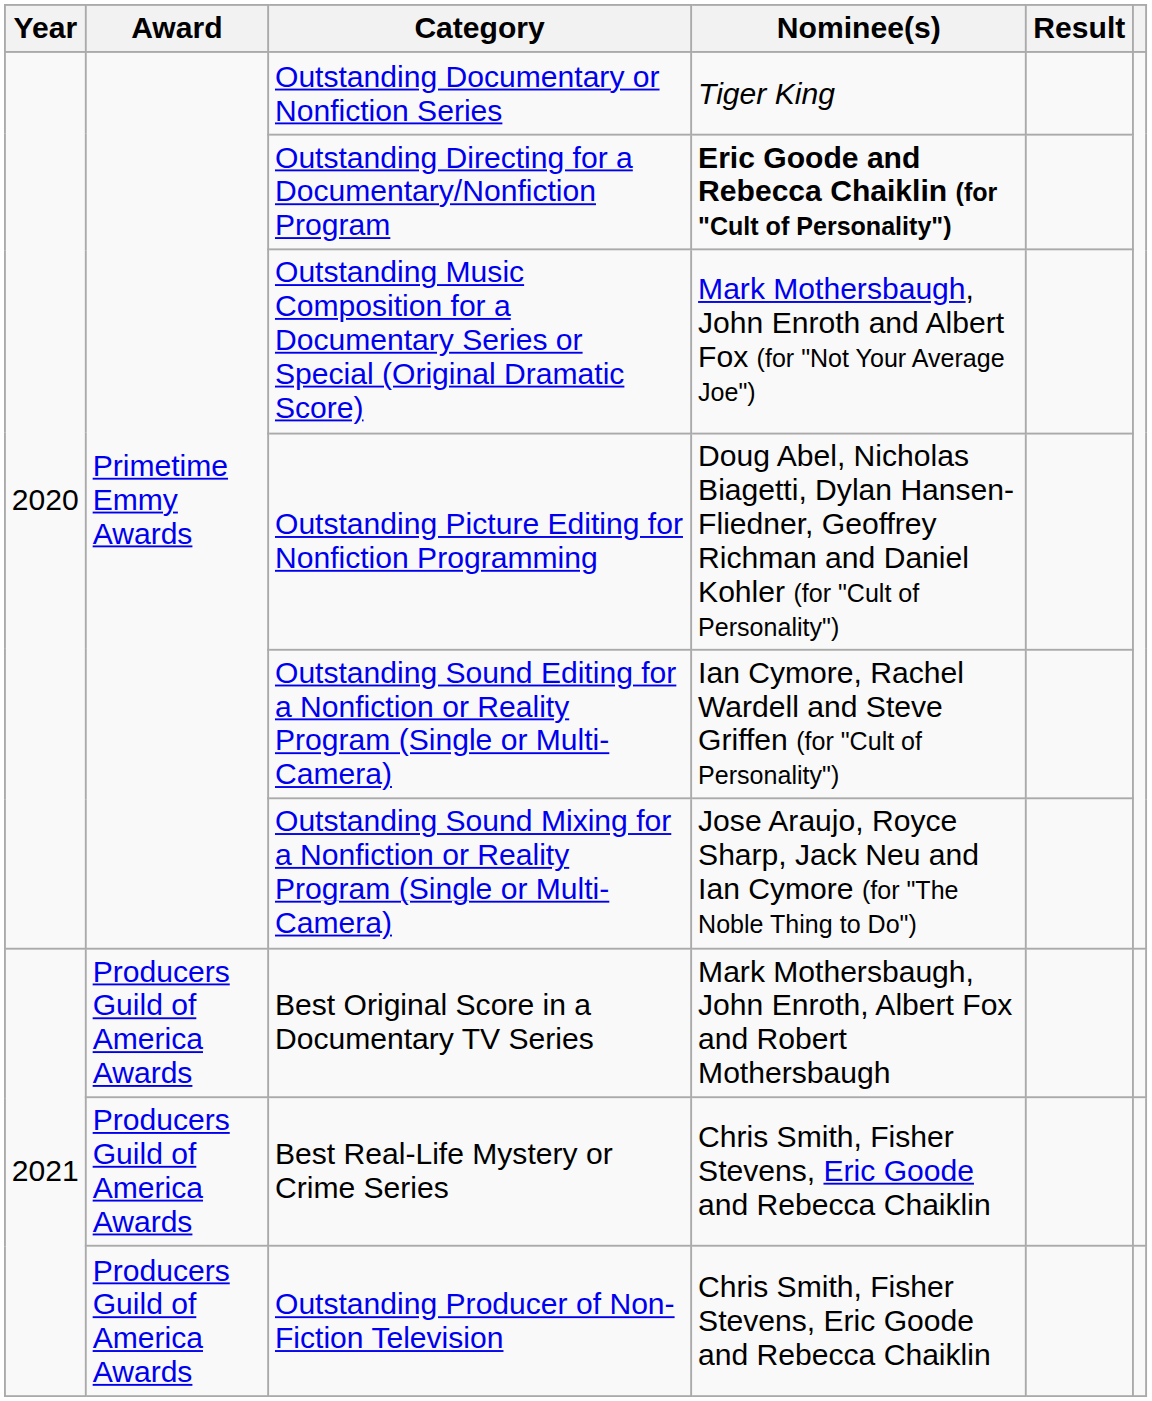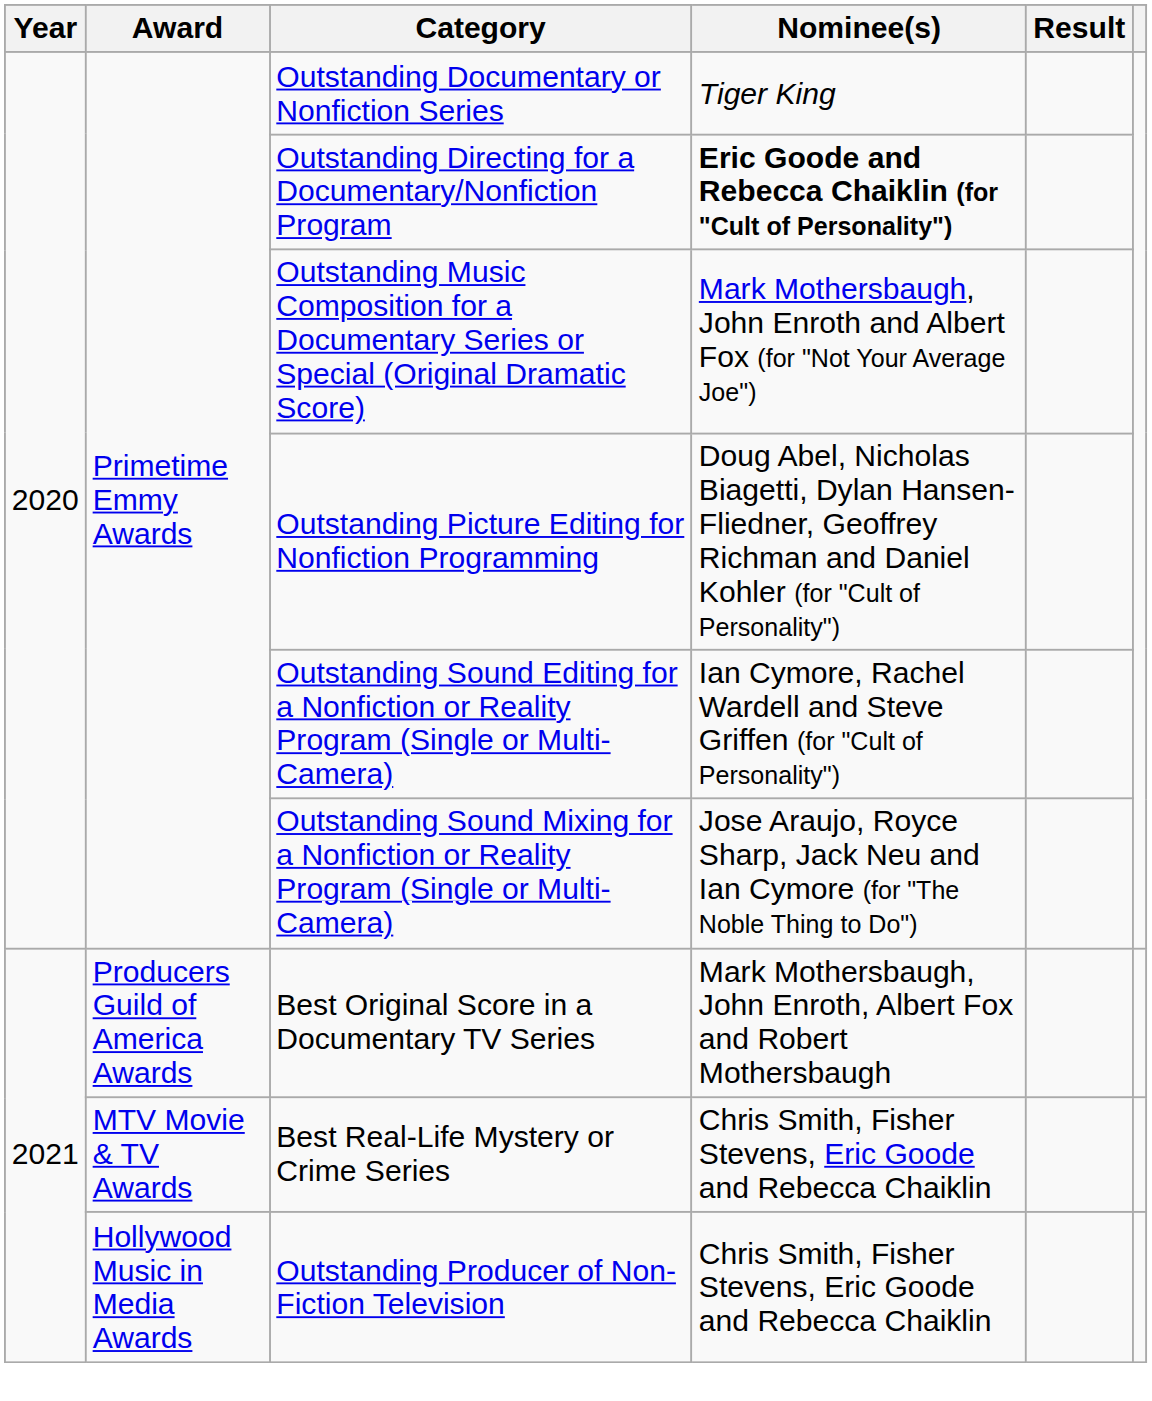(161, 1171) Producers Guild of America Awards -> (169, 1154) MTV Movie & TV Awards
(161, 1320) Producers Guild of America Awards -> (162, 1286) Hollywood Music in Media Awards
